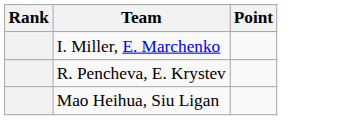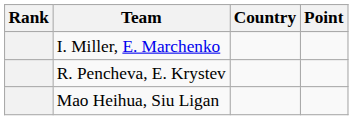+ column: (265, 18)
